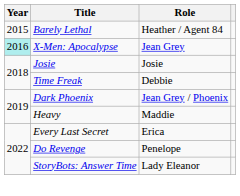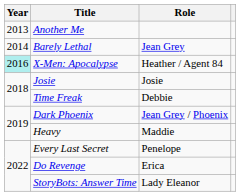+ row: (59, 30)
(18, 30) 2015 -> (18, 47) 2014
(182, 30) Heather / Agent 84 -> (163, 47) Jean Grey
(163, 47) Jean Grey -> (182, 64) Heather / Agent 84
(153, 132) Erica -> (161, 149) Penelope
(161, 149) Penelope -> (153, 166) Erica
